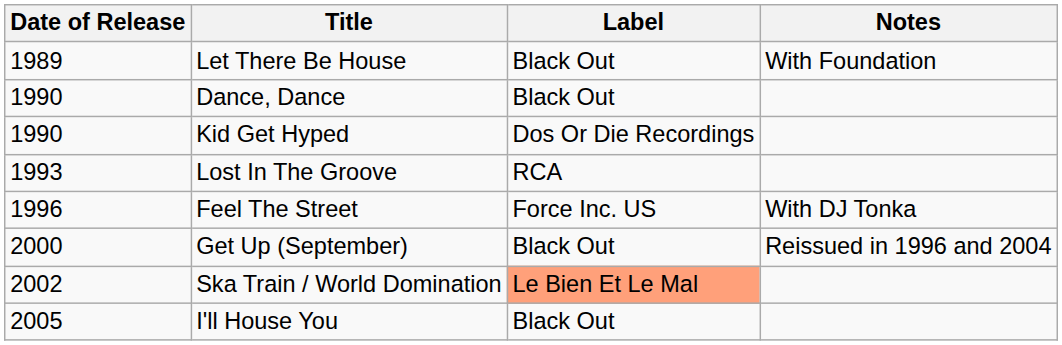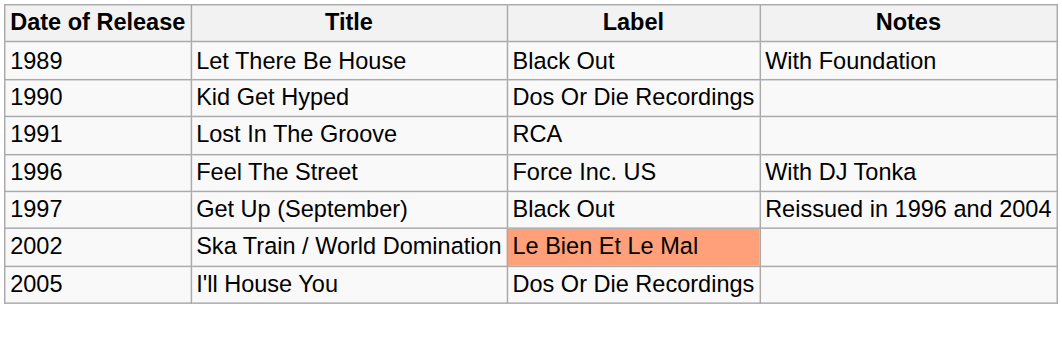- row: (271, 97)
(36, 172) 1993 -> (36, 135) 1991
(36, 246) 2000 -> (36, 209) 1997
(563, 321) Black Out -> (633, 284) Dos Or Die Recordings
